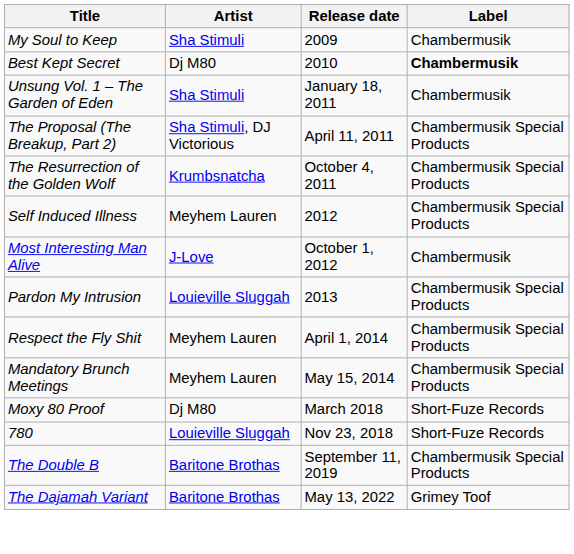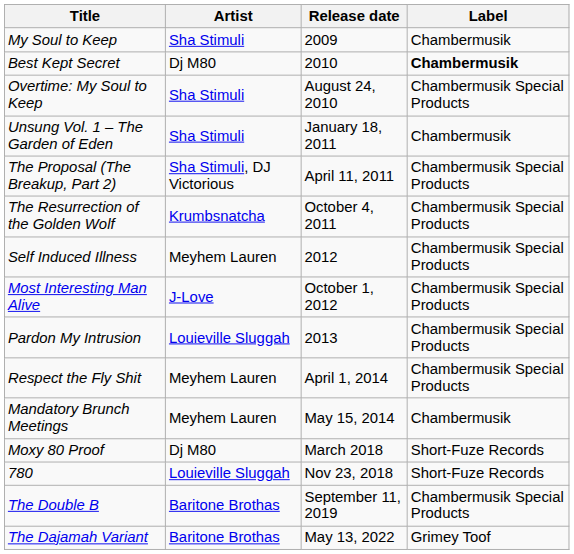+ row: (77, 95)
(461, 256) Chambermusik -> (487, 297) Chambermusik Special Products
(487, 377) Chambermusik Special Products -> (461, 418) Chambermusik
